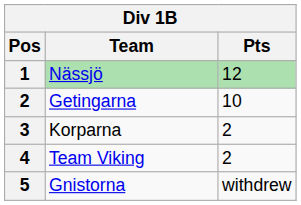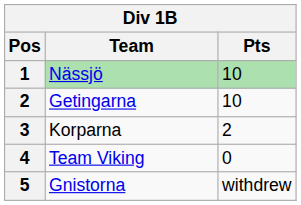(232, 74) 12 -> (232, 74) 10
(227, 158) 2 -> (227, 158) 0
